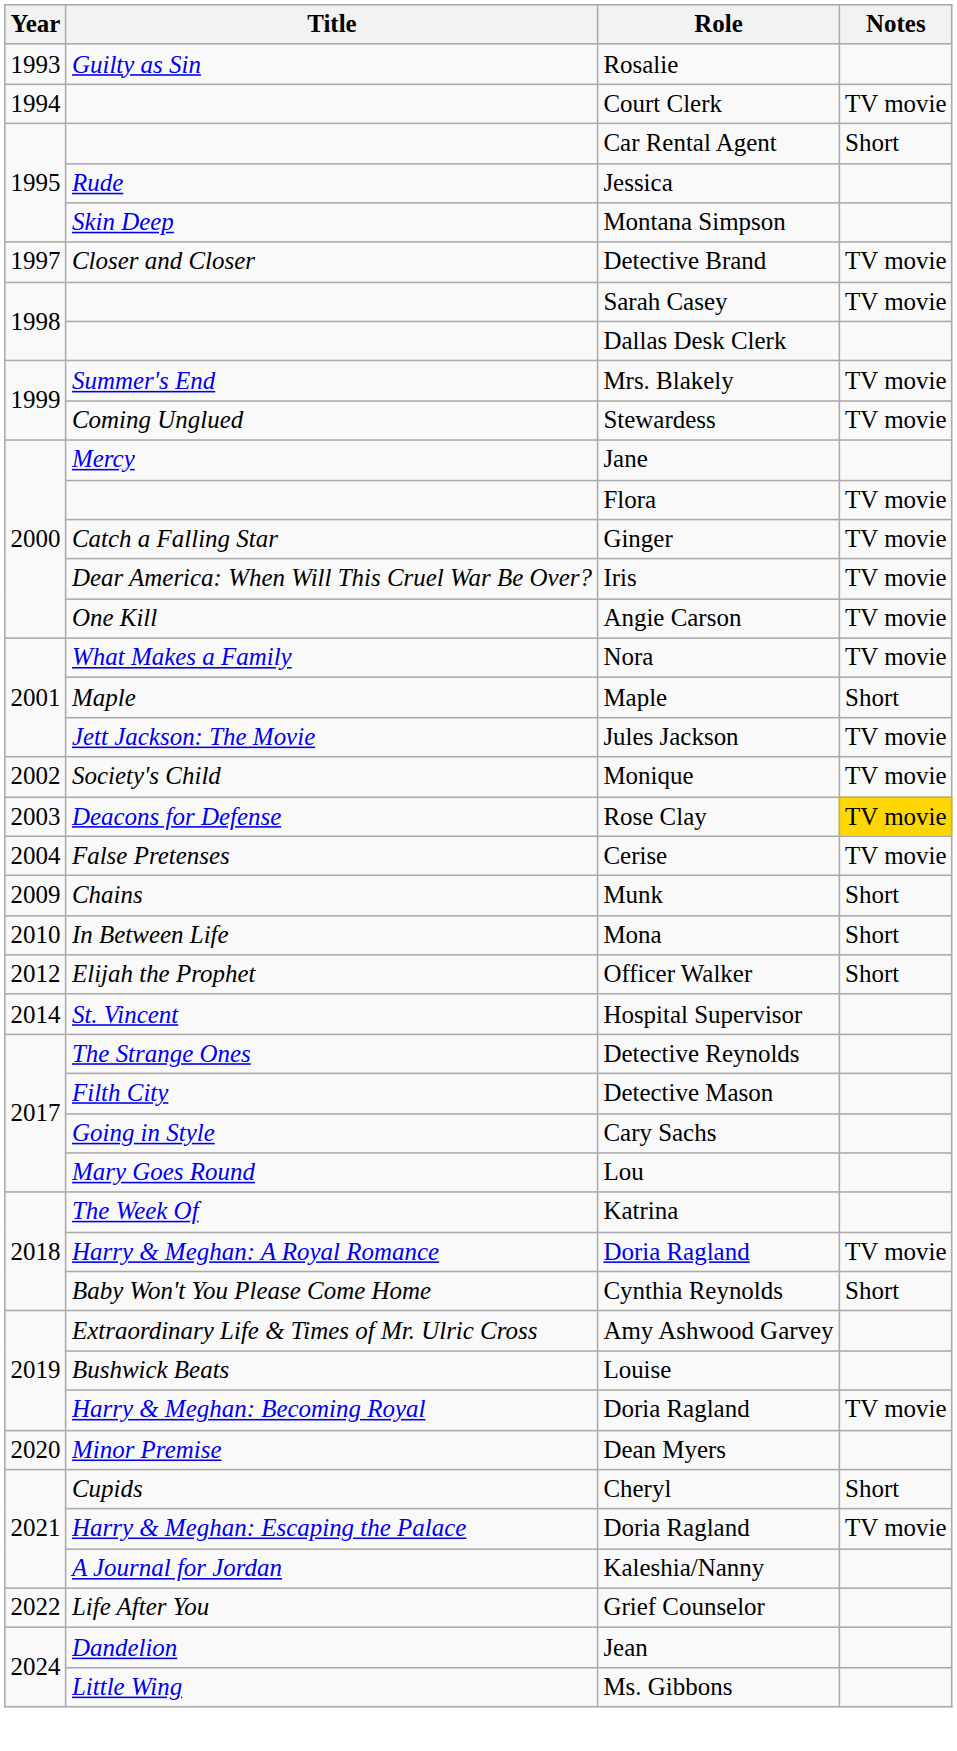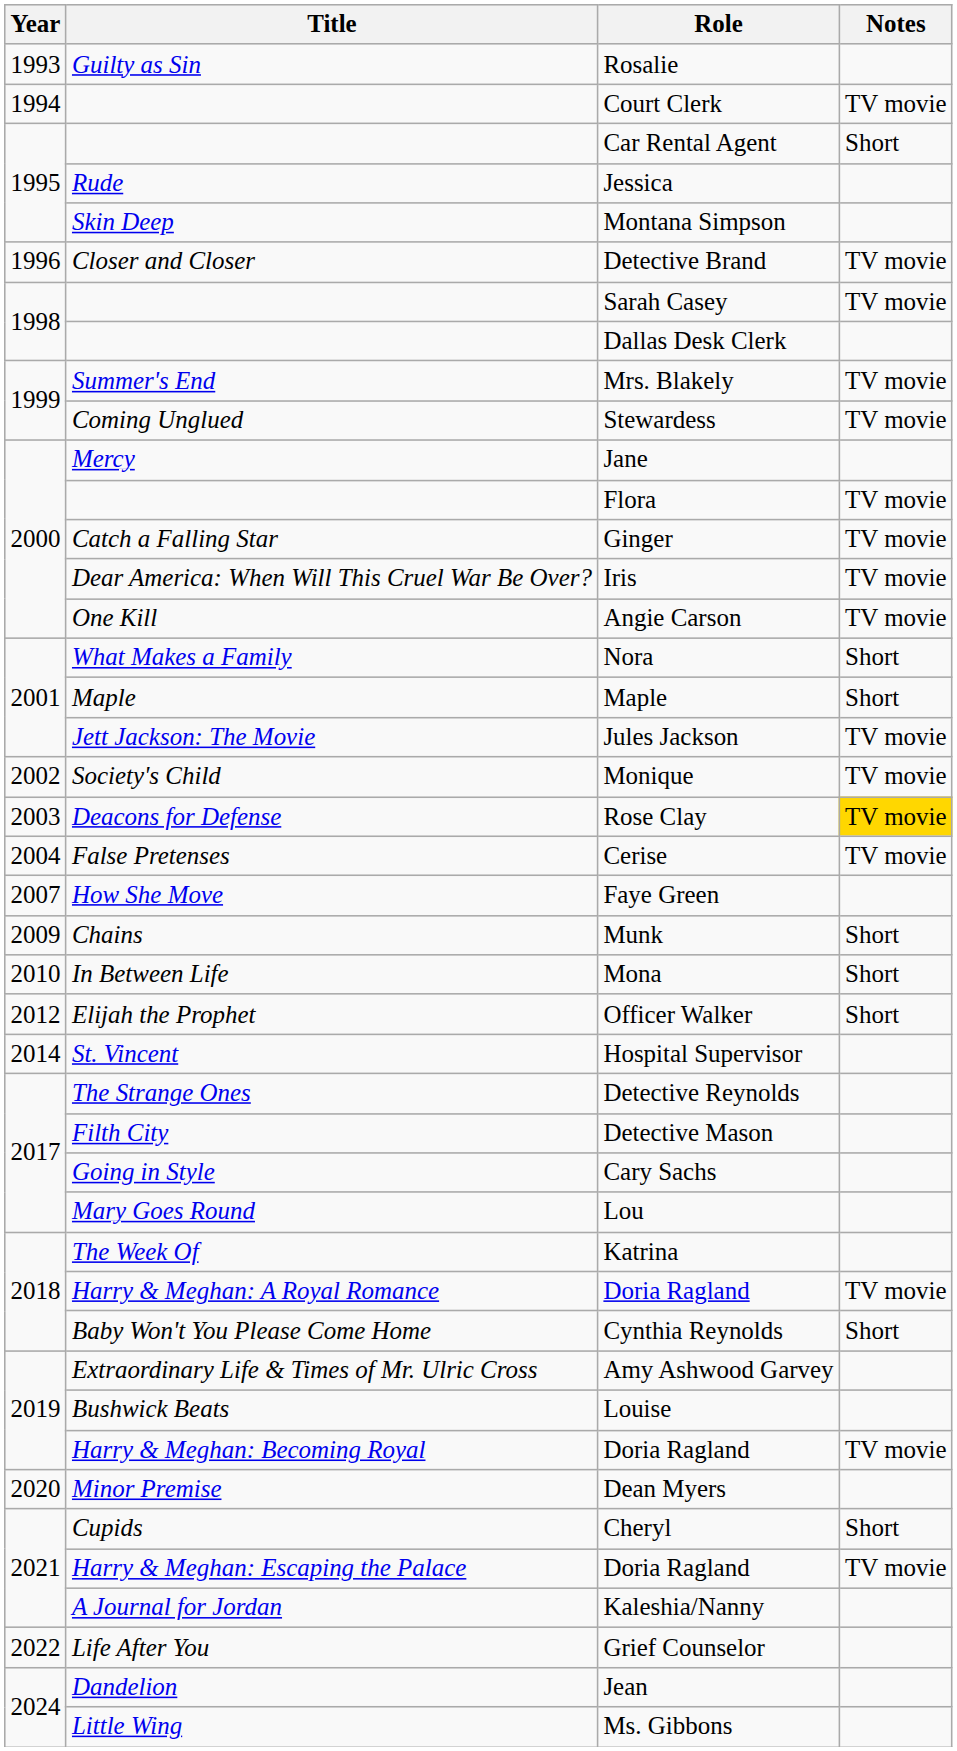(35, 261) 1997 -> (35, 261) 1996
(896, 657) TV movie -> (872, 657) Short
+ row: (148, 895)
